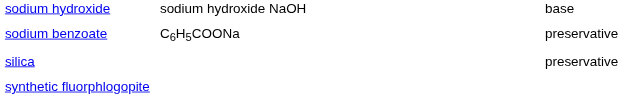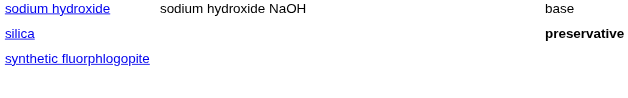- row: (56, 33)
(582, 61) normal -> (585, 33) bold
